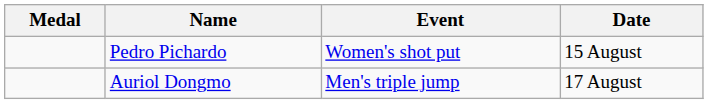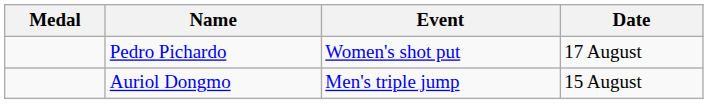(603, 51) 15 August -> (603, 51) 17 August
(603, 83) 17 August -> (603, 83) 15 August
